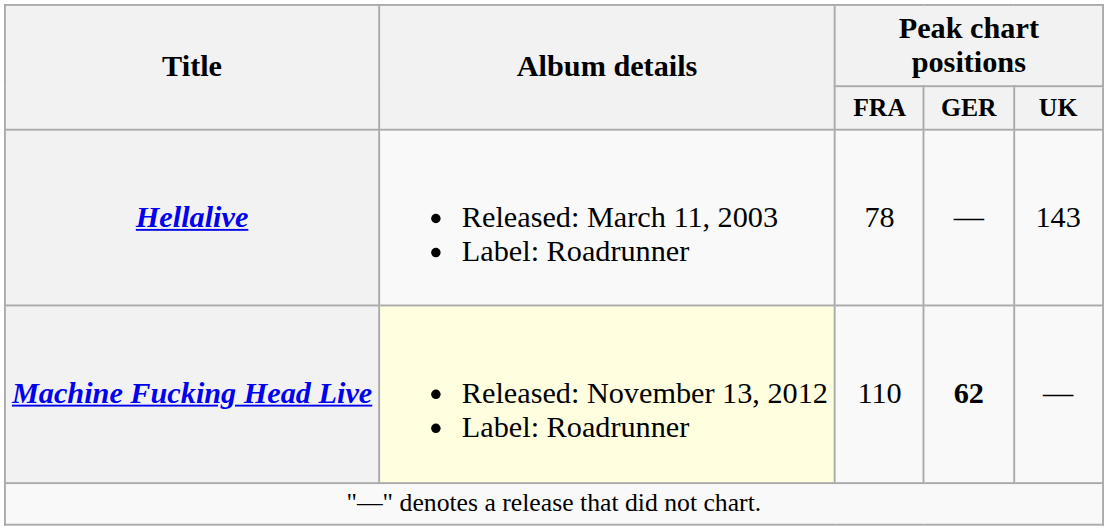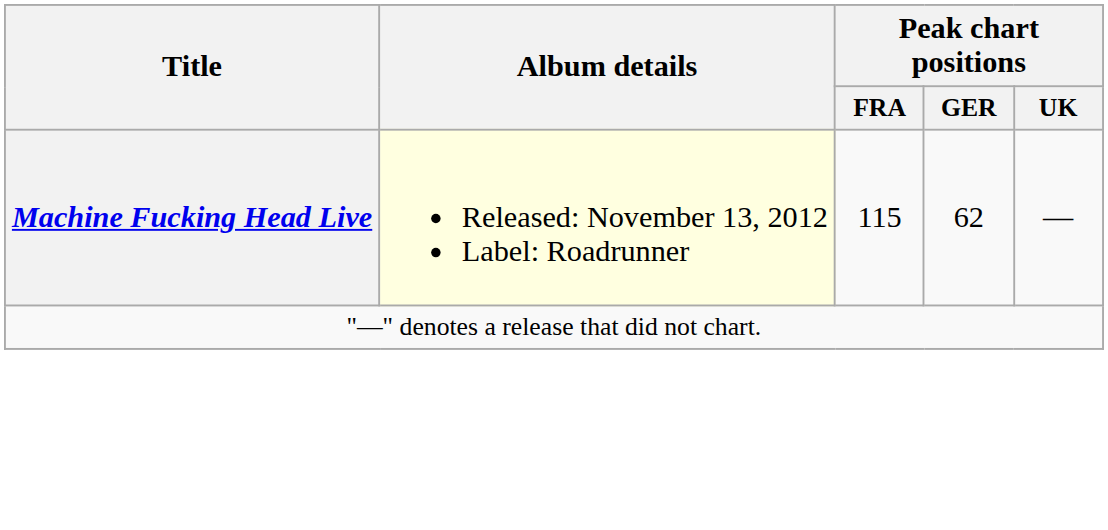- row: (192, 217)
(880, 393) 110 -> (880, 217) 115
(969, 393) bold -> (969, 217) normal
